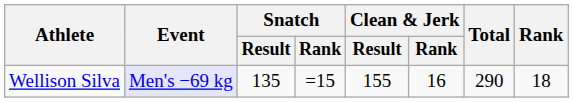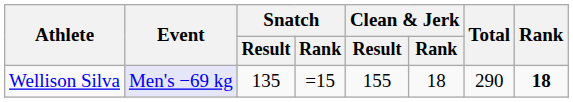(436, 81) 16 -> (436, 81) 18
(541, 81) normal -> (541, 81) bold
